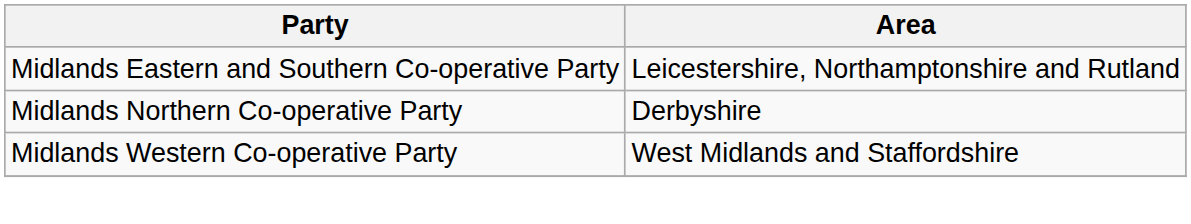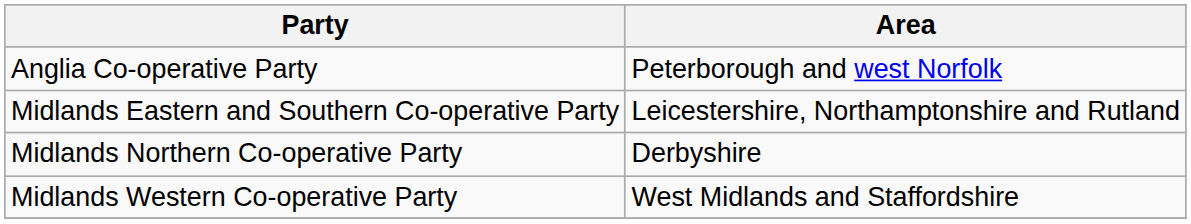+ row: (164, 68)
